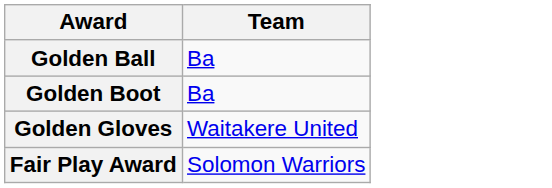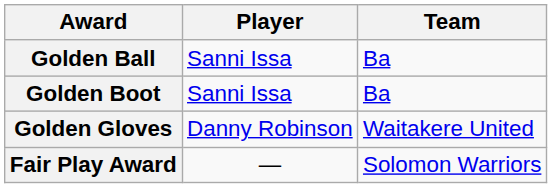+ column: (270, 22)
